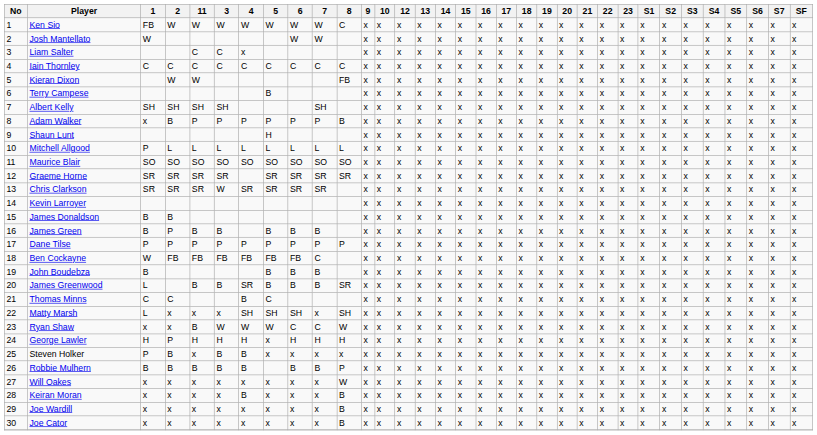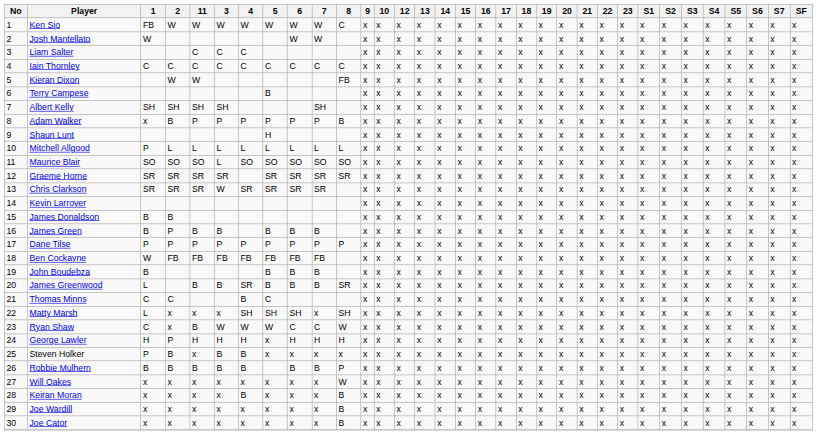(243, 52) x -> (244, 52) C
(223, 162) SO -> (219, 162) L
(318, 258) C -> (320, 258) FB
(145, 326) x -> (146, 326) C
